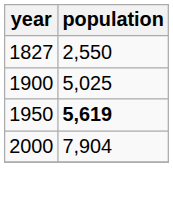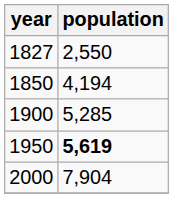+ row: (31, 83)
(87, 83) 5,025 -> (87, 114) 5,285
